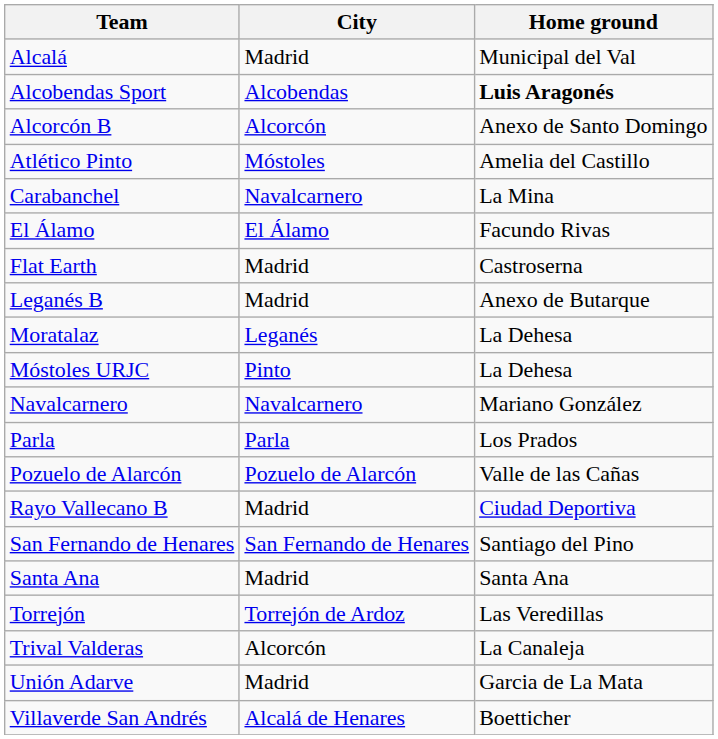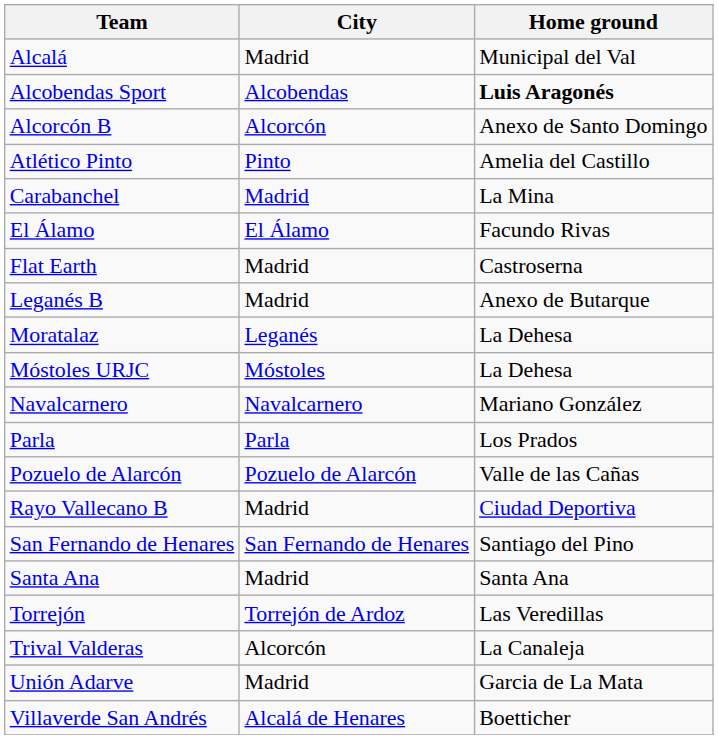(285, 160) Móstoles -> (268, 160) Pinto
(303, 195) Navalcarnero -> (277, 195) Madrid
(268, 369) Pinto -> (285, 369) Móstoles
